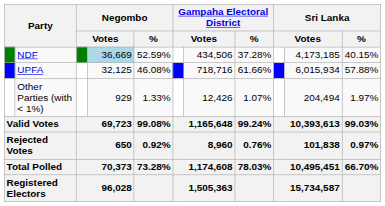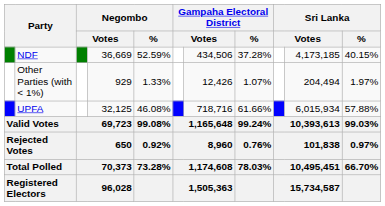(117, 54) lightblue background -> (117, 54) no background
rows swapped: (30, 70) <-> (45, 97)
